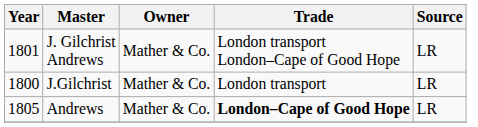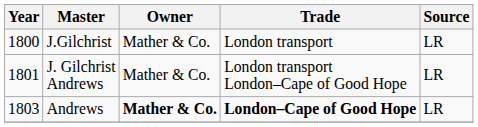rows swapped: (79, 84) <-> (81, 50)
(24, 109) 1805 -> (24, 109) 1803
(167, 109) normal -> (170, 109) bold
